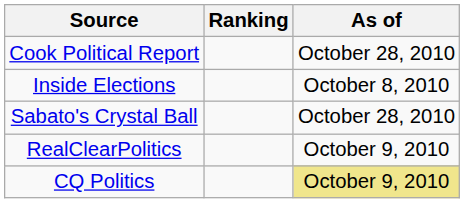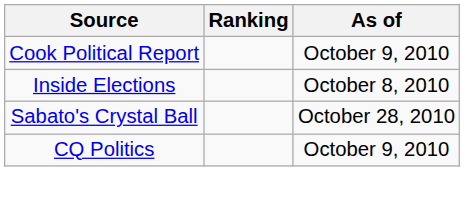(376, 52) October 28, 2010 -> (376, 52) October 9, 2010
- row: (104, 149)
(376, 181) khaki background -> (376, 149) no background
